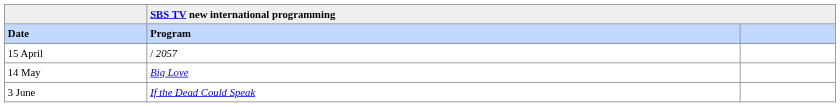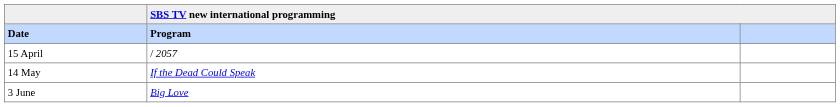(169, 72) Big Love -> (203, 72) If the Dead Could Speak
(203, 92) If the Dead Could Speak -> (169, 92) Big Love
